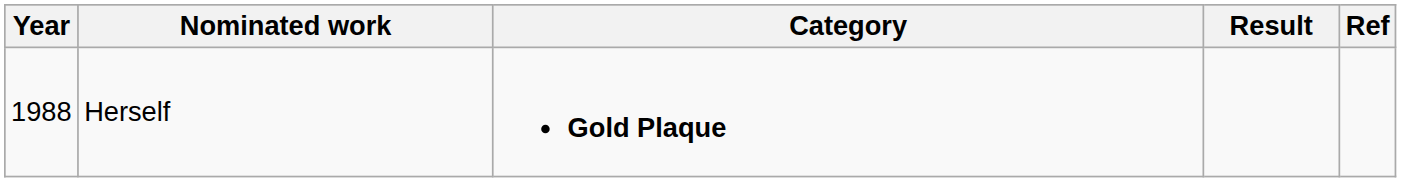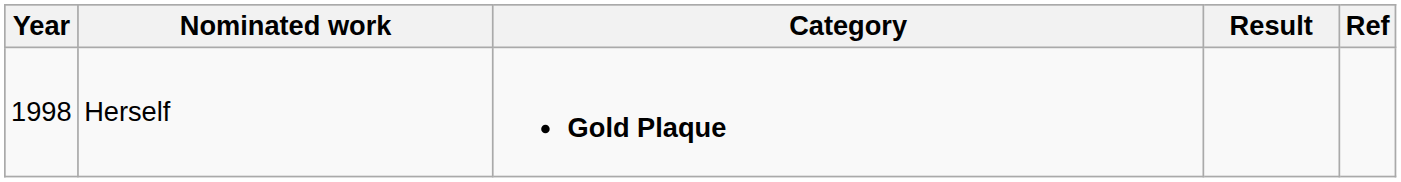(41, 111) 1988 -> (41, 111) 1998
